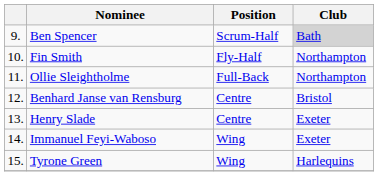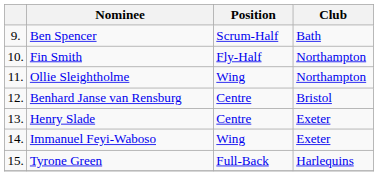(309, 35) lightgrey background -> (309, 35) no background
(243, 77) Full-Back -> (231, 77) Wing
(231, 160) Wing -> (243, 160) Full-Back
